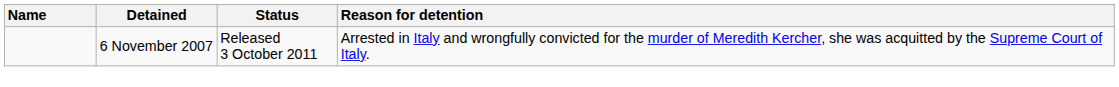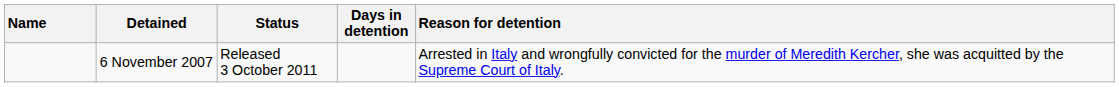+ column: (376, 23)
